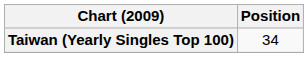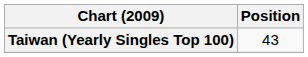(270, 40) 34 -> (270, 40) 43
